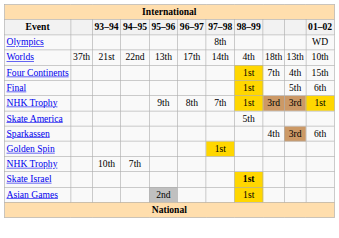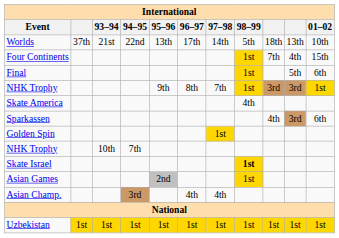- row: (25, 42)
(249, 57) 4th -> (249, 42) 5th
(249, 118) 5th -> (249, 103) 4th
+ row: (34, 194)
+ row: (28, 225)
